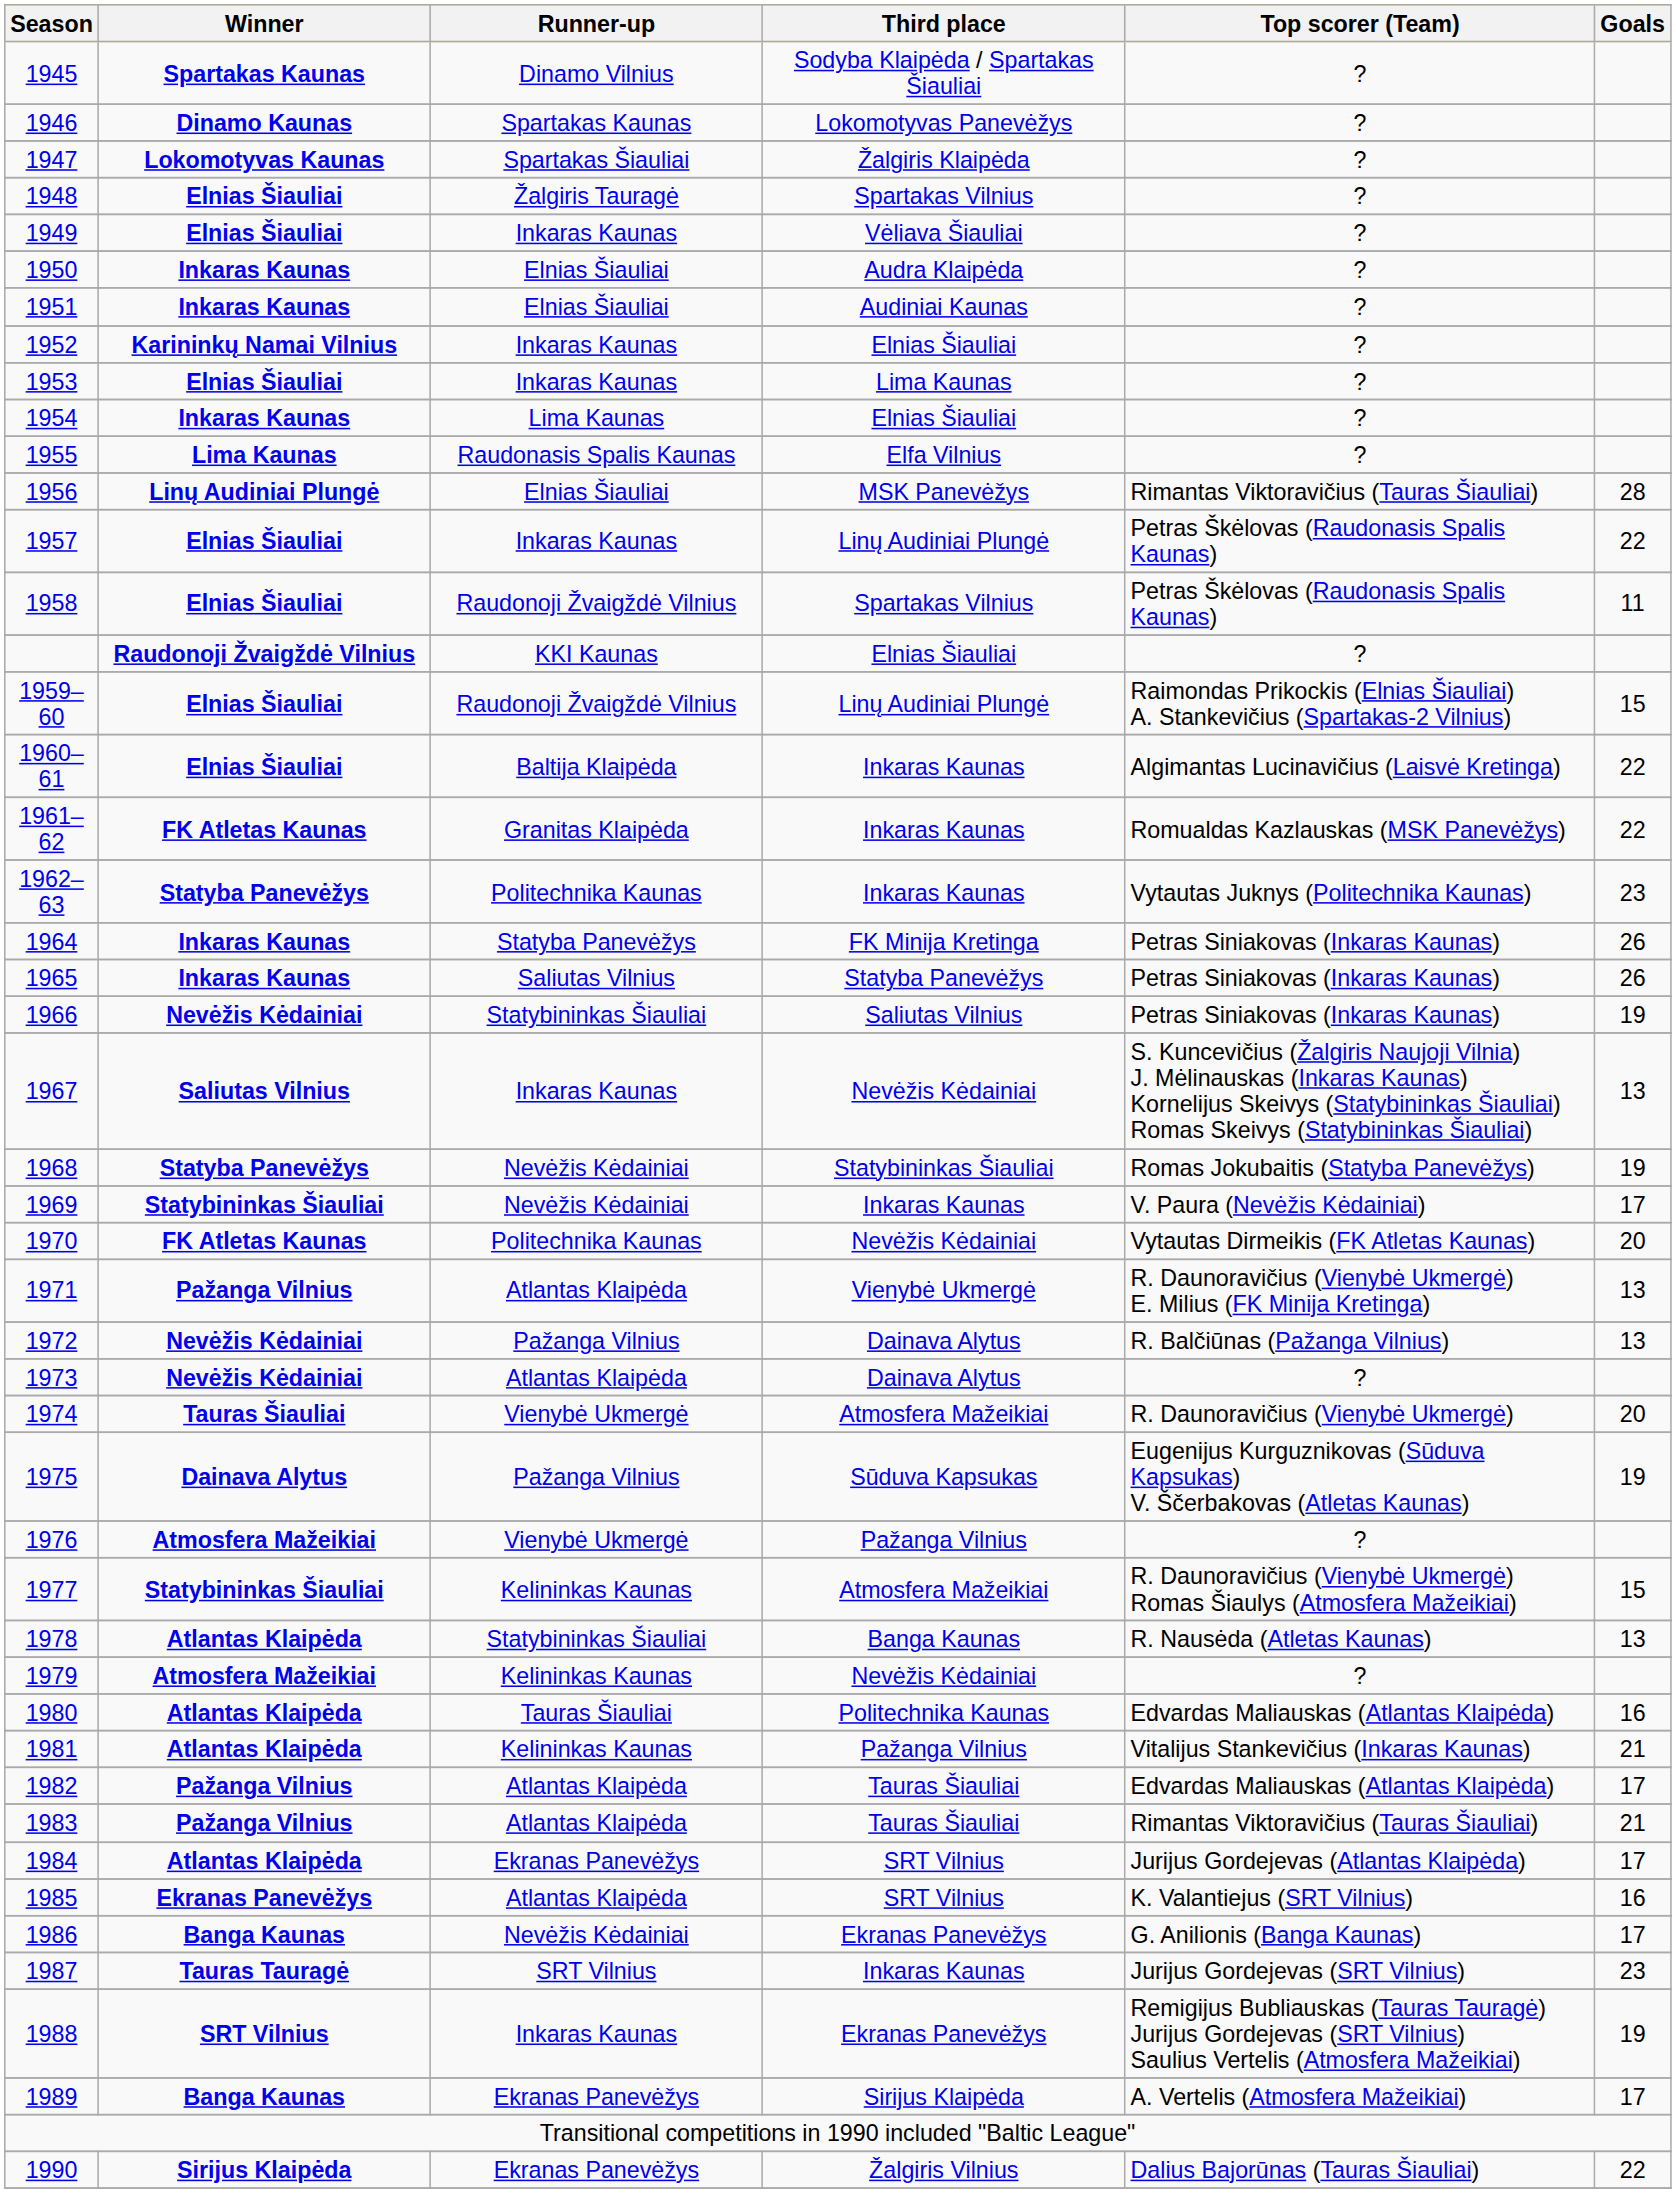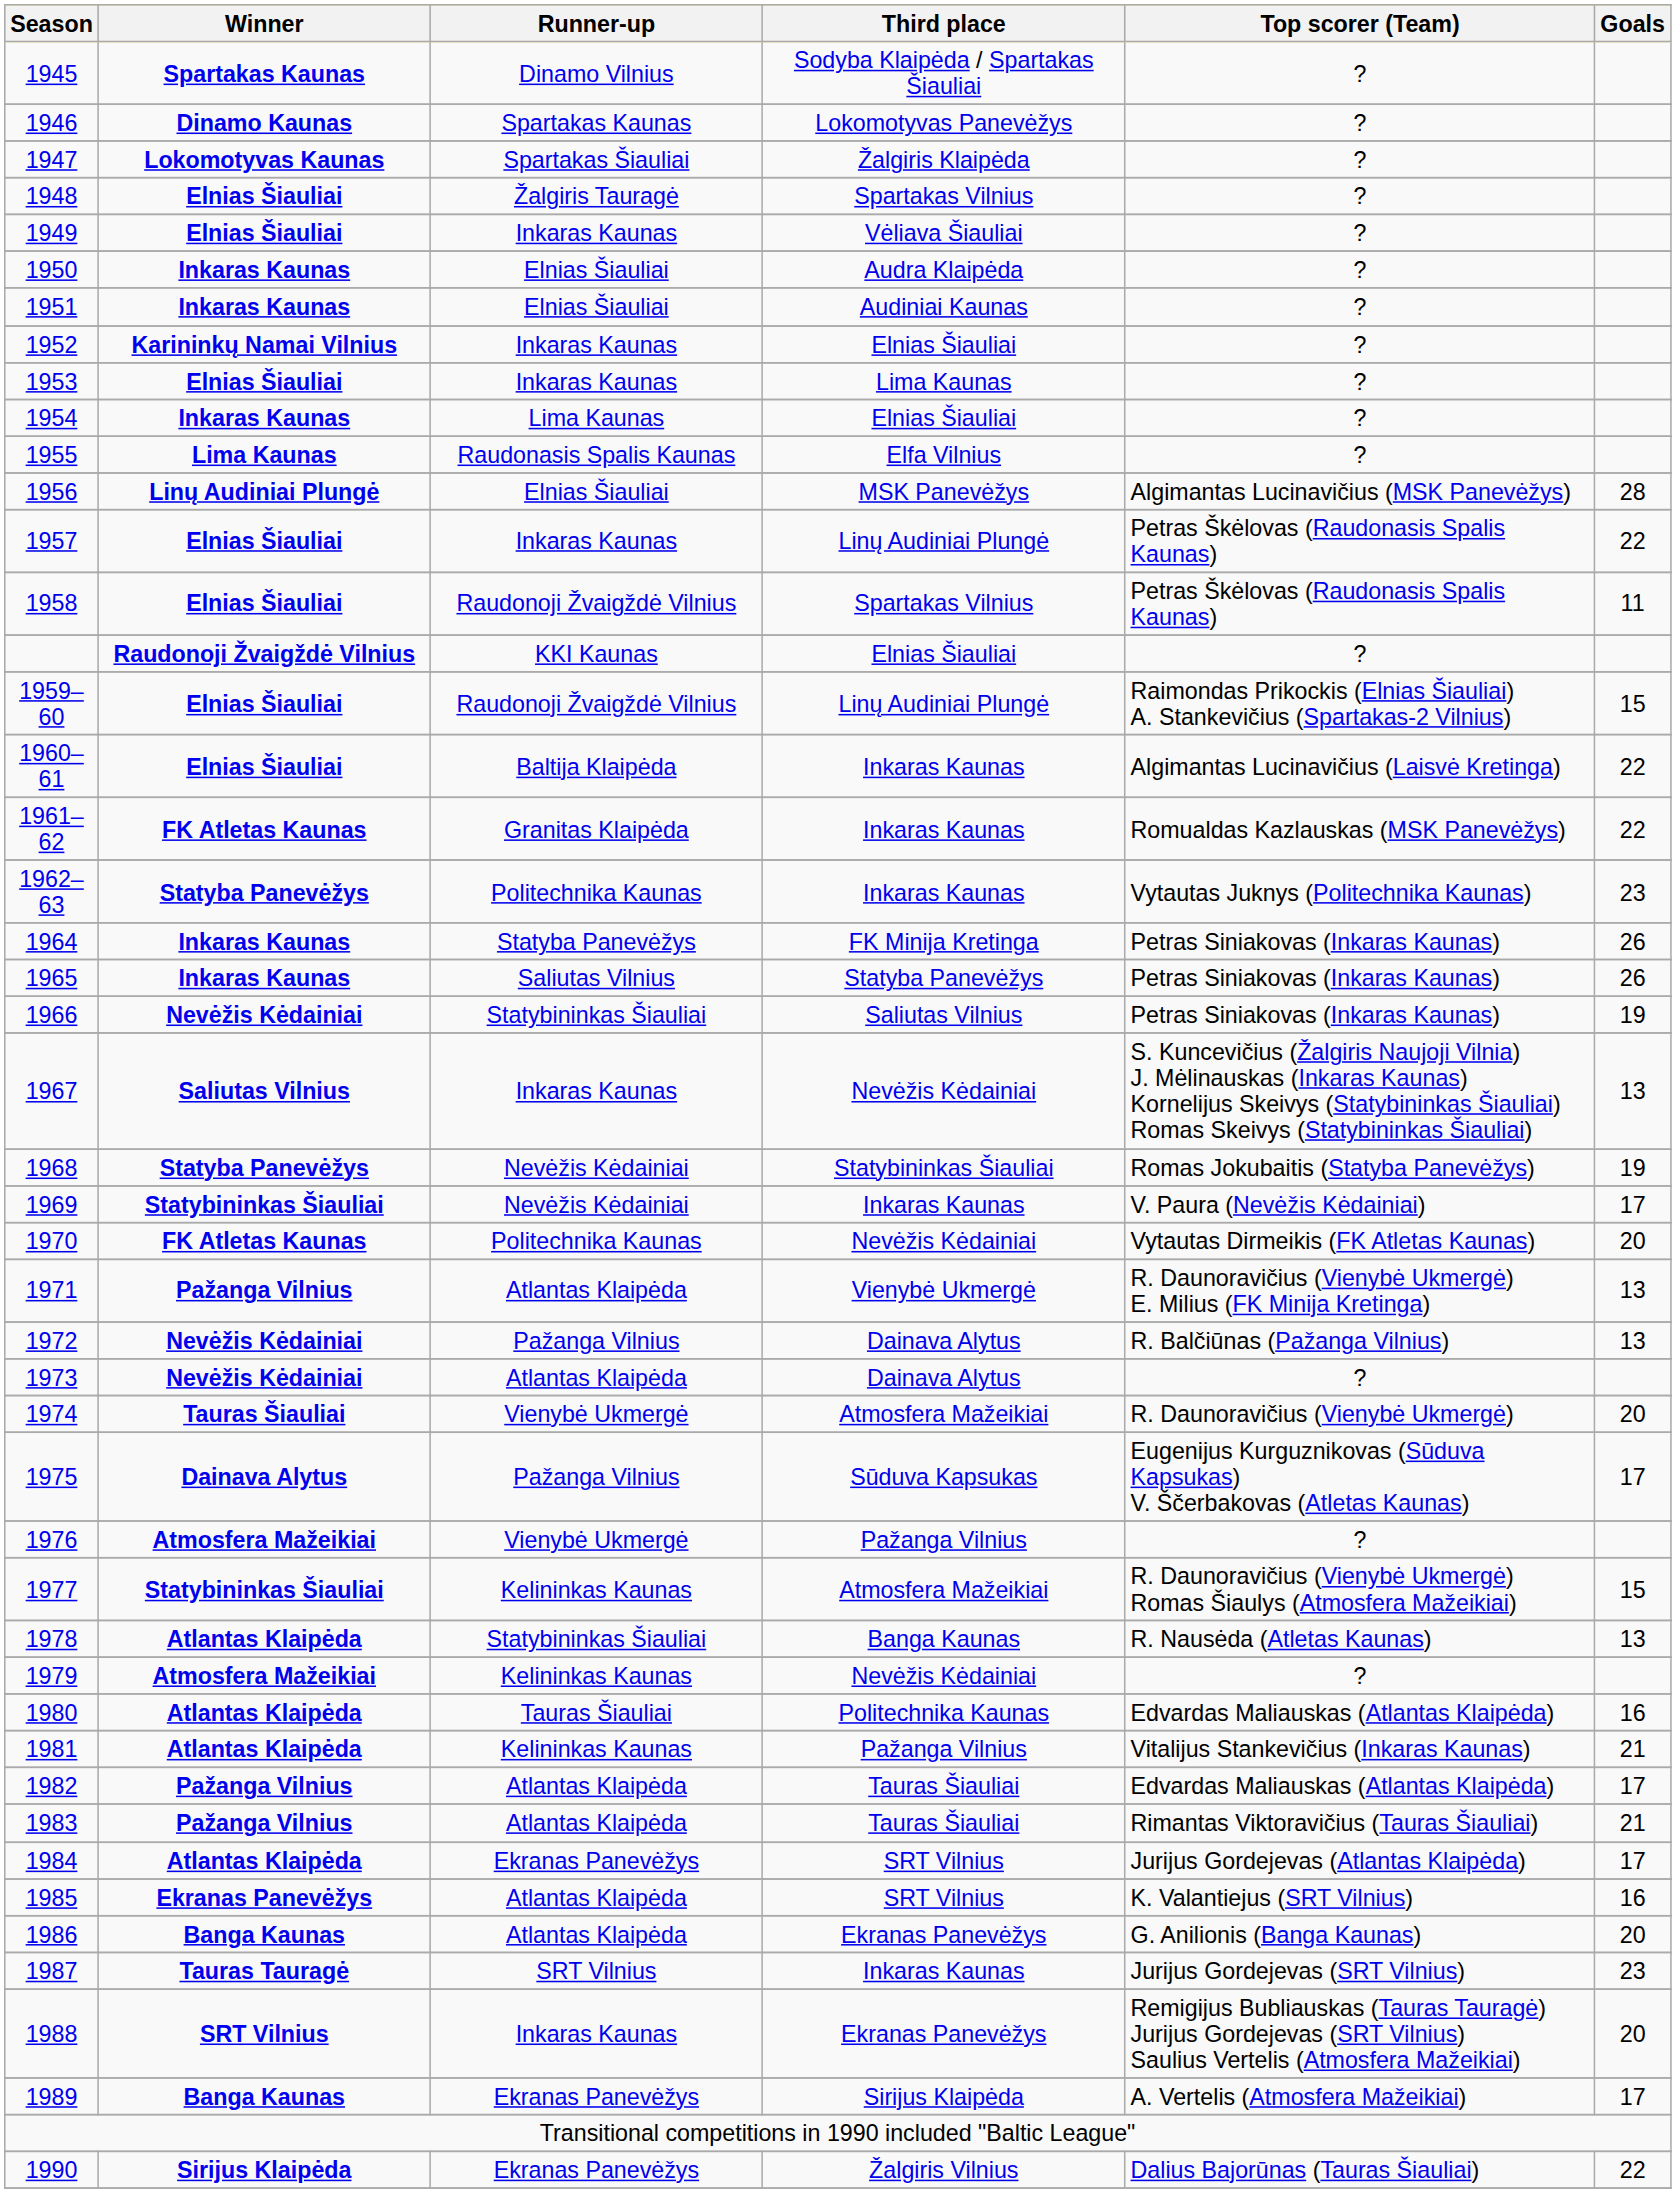(1334, 491) Rimantas Viktoravičius (Tauras Šiauliai) -> (1351, 491) Algimantas Lucinavičius (MSK Panevėžys)
(1633, 1477) 19 -> (1633, 1477) 17
(596, 1934) Nevėžis Kėdainiai -> (596, 1934) Atlantas Klaipėda
(1633, 1934) 17 -> (1633, 1934) 20
(1633, 2033) 19 -> (1633, 2033) 20
